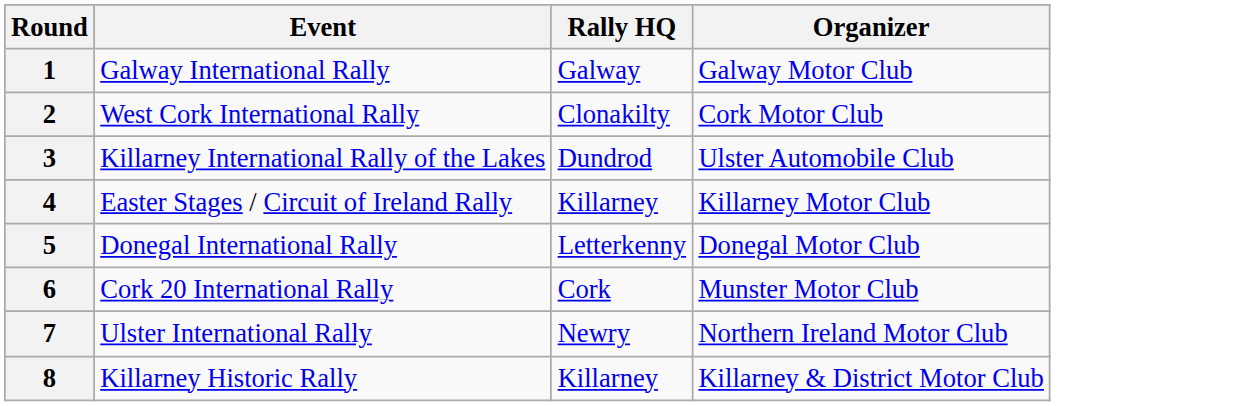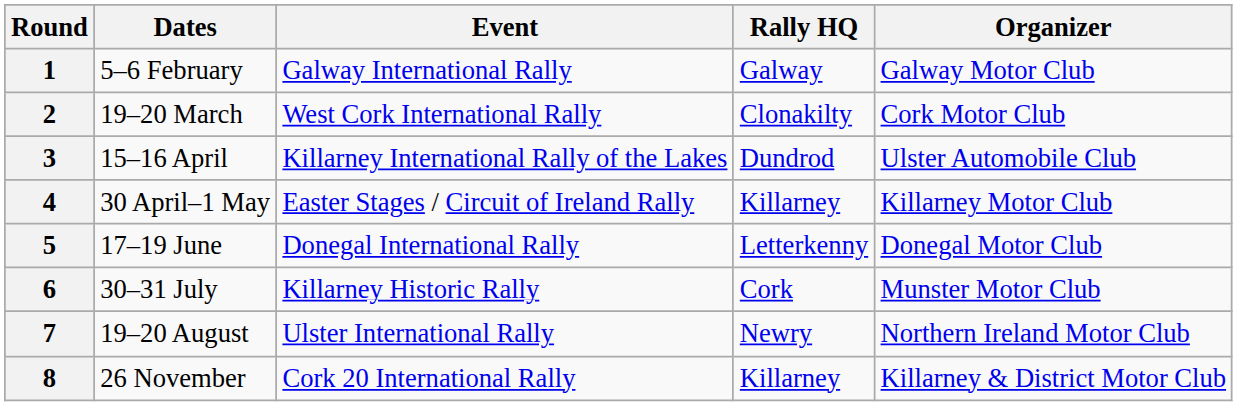+ column: (185, 26)
(247, 289) Cork 20 International Rally -> (411, 289) Killarney Historic Rally
(229, 377) Killarney Historic Rally -> (429, 377) Cork 20 International Rally
